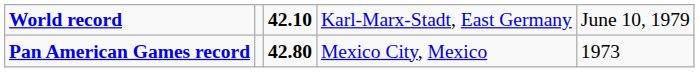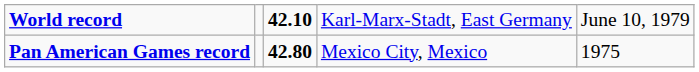(600, 50) 1973 -> (600, 50) 1975
